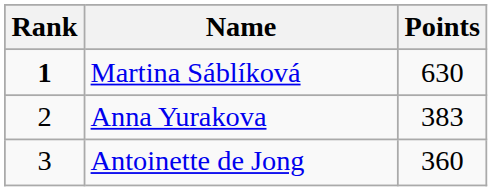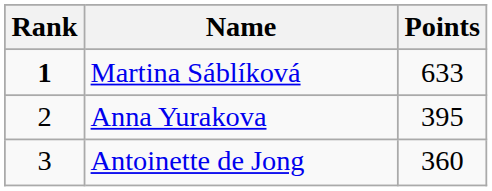(442, 71) 630 -> (442, 71) 633
(442, 116) 383 -> (442, 116) 395
